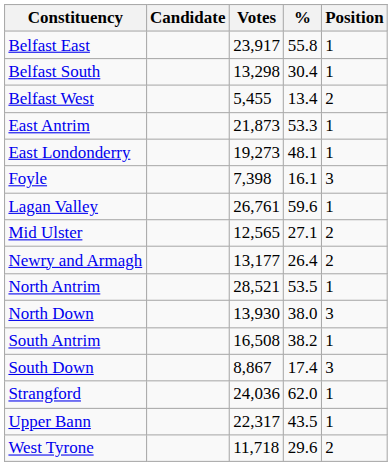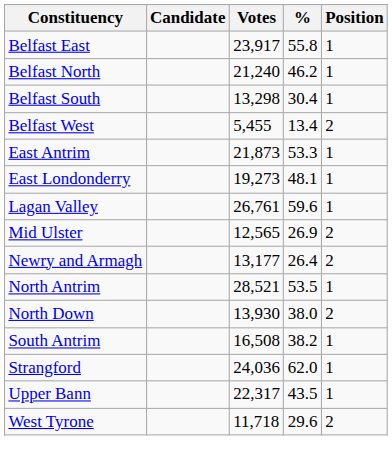+ row: (54, 71)
- row: (28, 179)
(303, 233) 27.1 -> (303, 233) 26.9
(329, 313) 3 -> (329, 313) 2
- row: (51, 367)
